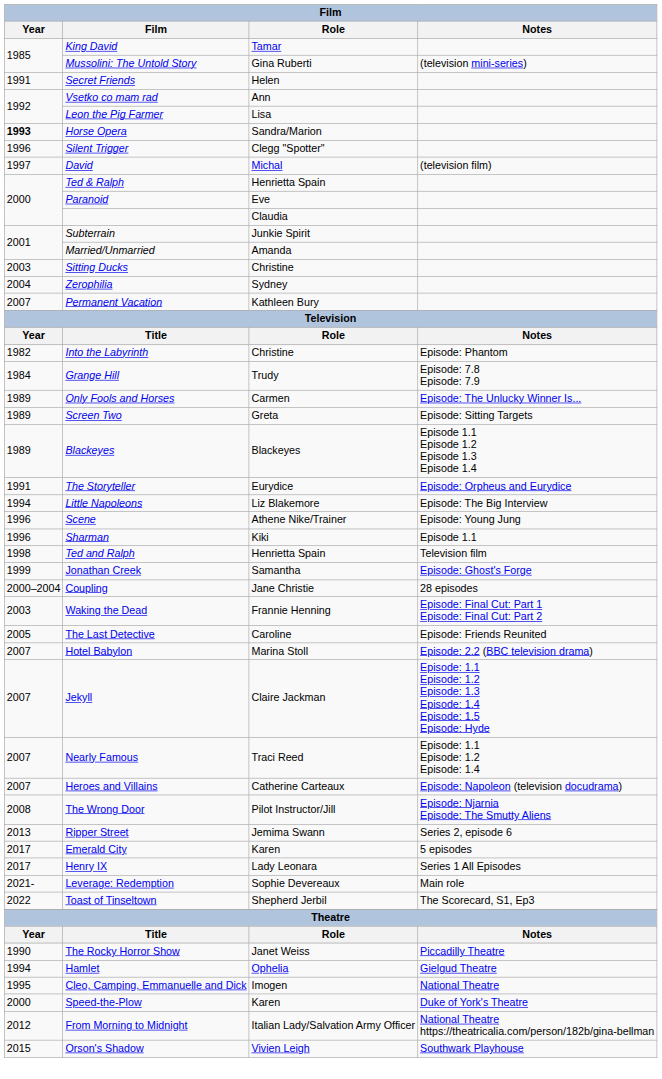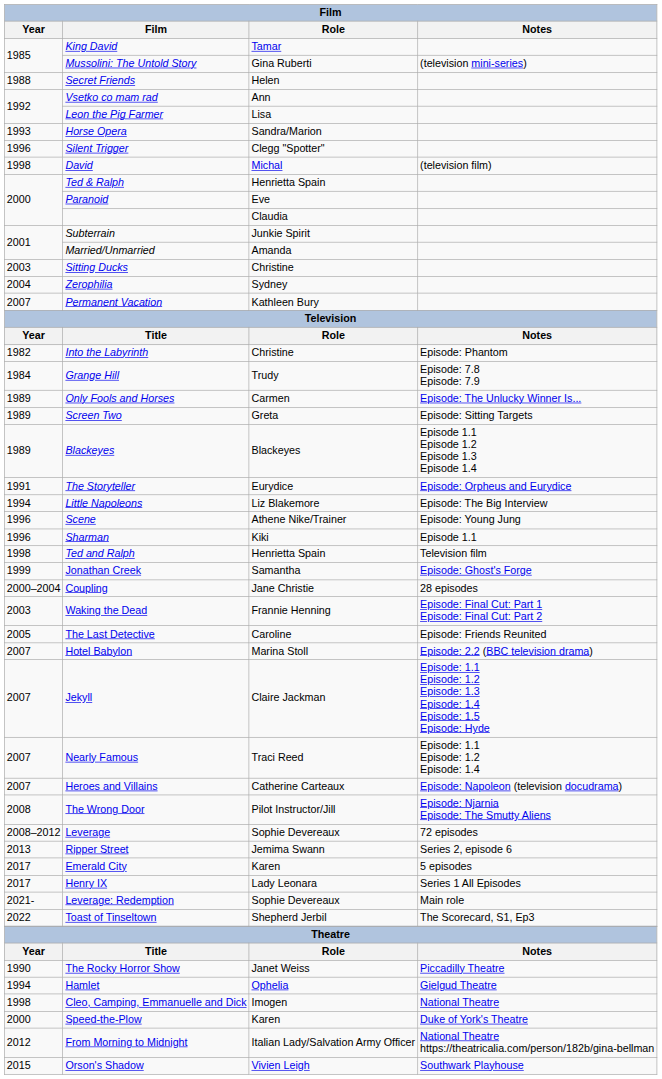(19, 81) 1991 -> (19, 81) 1988
(19, 132) bold -> (19, 132) normal
(19, 166) 1997 -> (19, 166) 1998
+ row: (88, 832)
(19, 985) 1995 -> (19, 1002) 1998
